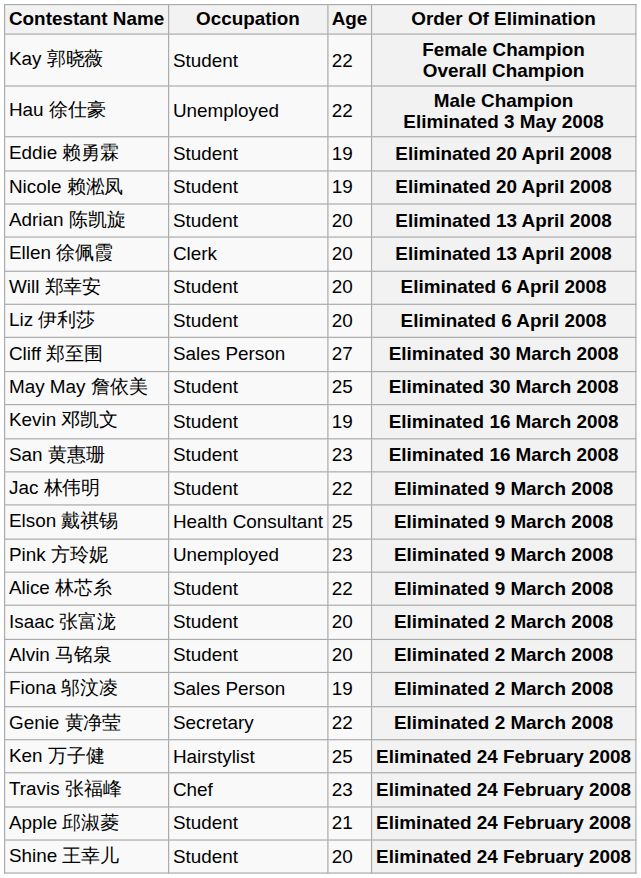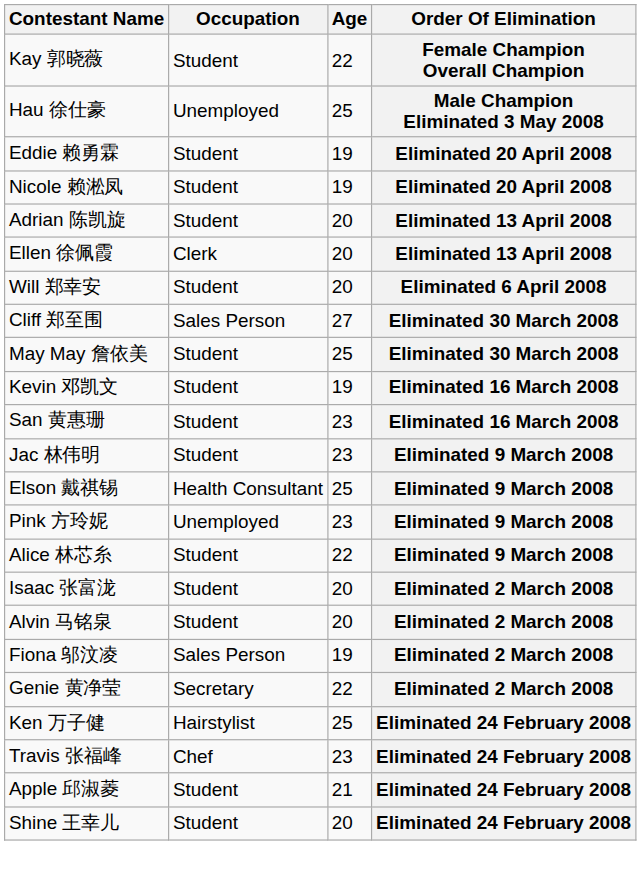(342, 111) 22 -> (342, 111) 25
- row: (52, 320)
(342, 488) 22 -> (342, 454) 23
